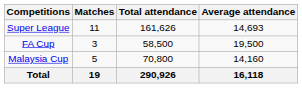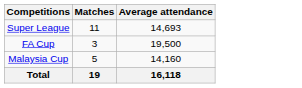- column: (158, 12)
